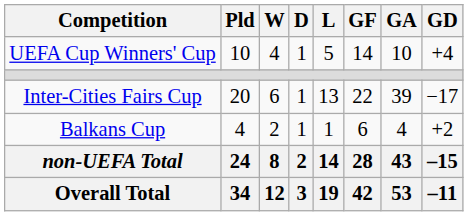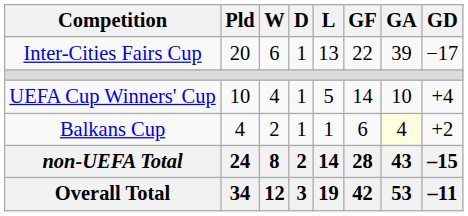rows swapped: (113, 53) <-> (113, 96)
(402, 128) no background -> (402, 128) lightyellow background
